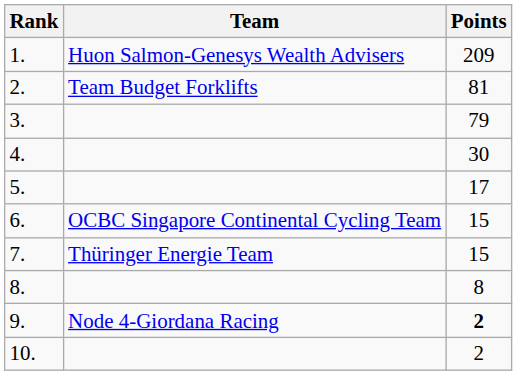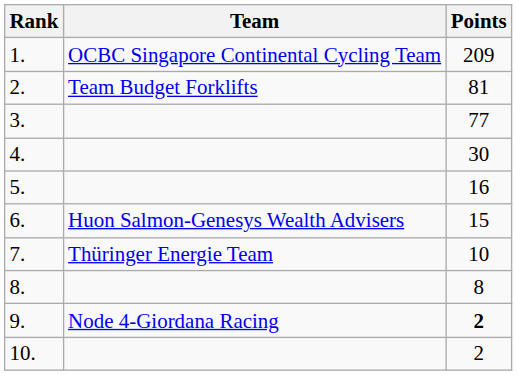(236, 54) Huon Salmon-Genesys Wealth Advisers -> (255, 54) OCBC Singapore Continental Cycling Team
(479, 120) 79 -> (479, 120) 77
(479, 187) 17 -> (479, 187) 16
(255, 220) OCBC Singapore Continental Cycling Team -> (236, 220) Huon Salmon-Genesys Wealth Advisers
(479, 253) 15 -> (479, 253) 10
